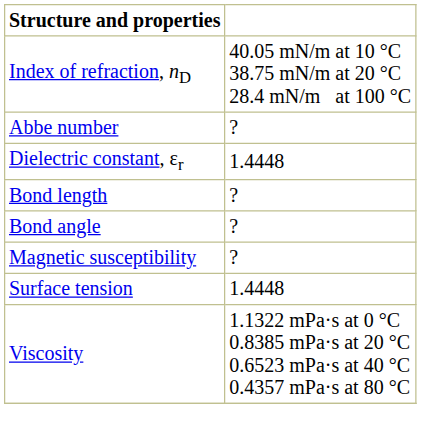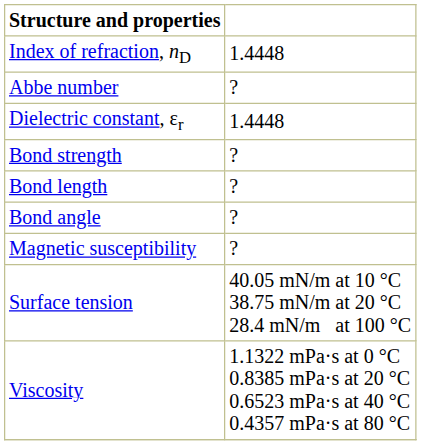(320, 73) 40.05 mN/m at 10 °C 38.75 mN/m at 20 °C 28.4 mN/m at 100 °C -> (257, 53) 1.4448
+ row: (65, 155)
(257, 289) 1.4448 -> (320, 303) 40.05 mN/m at 10 °C 38.75 mN/m at 20 °C 28.4 mN/m at 100 °C
